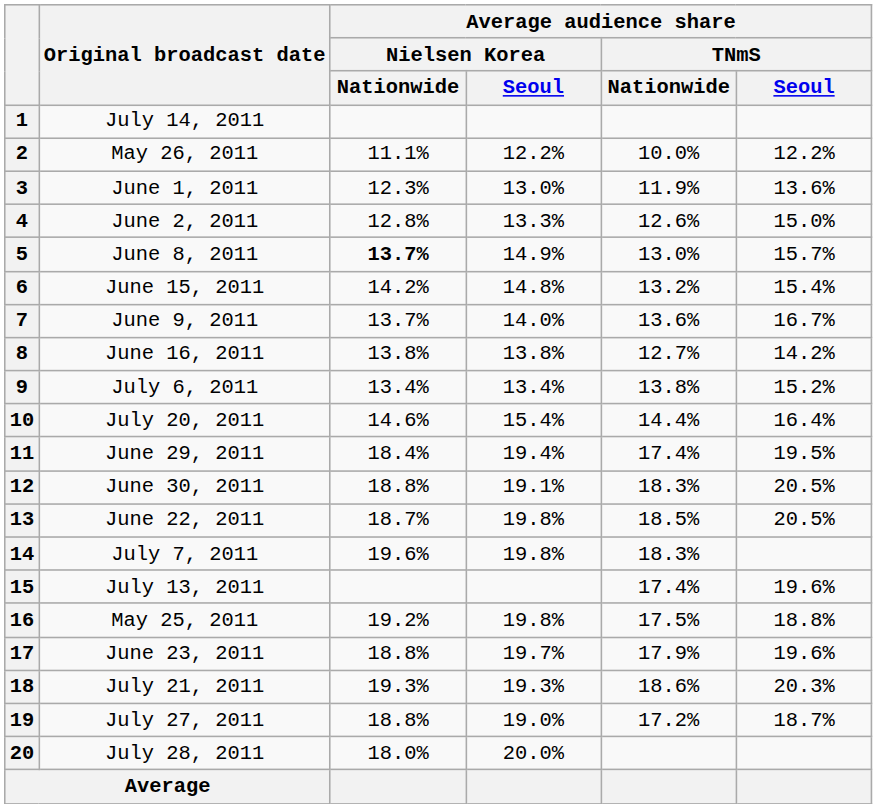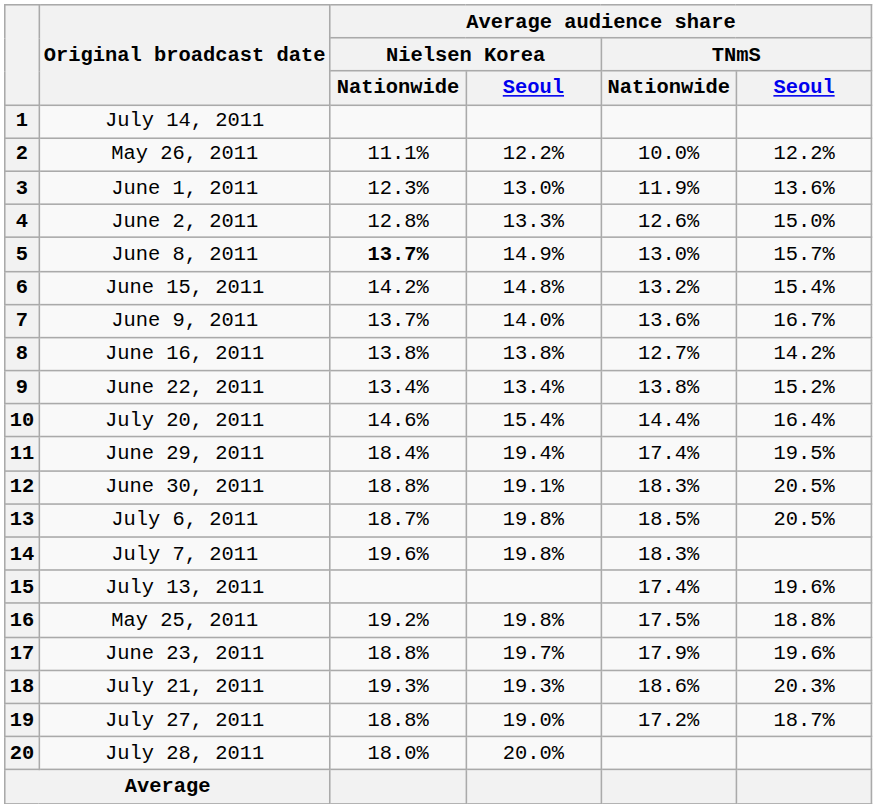(185, 387) July 6, 2011 -> (185, 387) June 22, 2011
(185, 520) June 22, 2011 -> (185, 520) July 6, 2011
